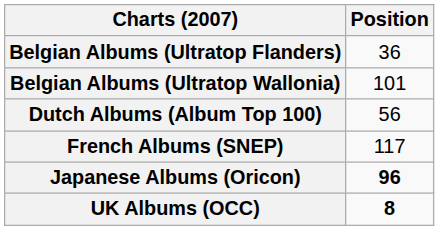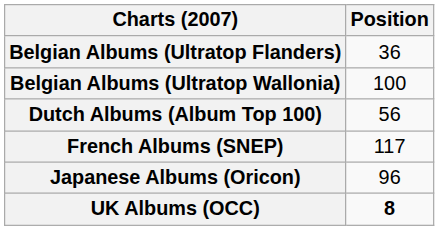(390, 83) 101 -> (390, 83) 100
(390, 177) bold -> (390, 177) normal
